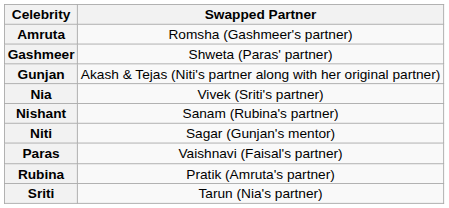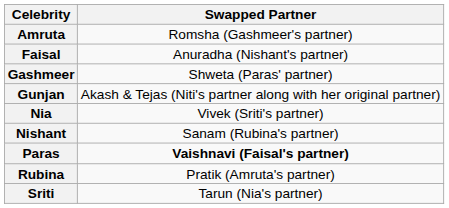+ row: (41, 54)
- row: (41, 134)
(261, 154) normal -> (261, 154) bold
